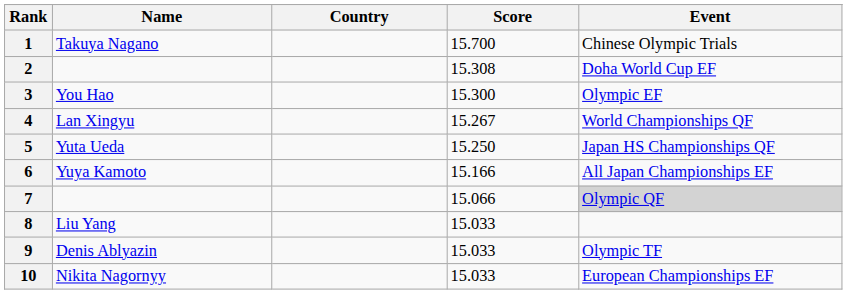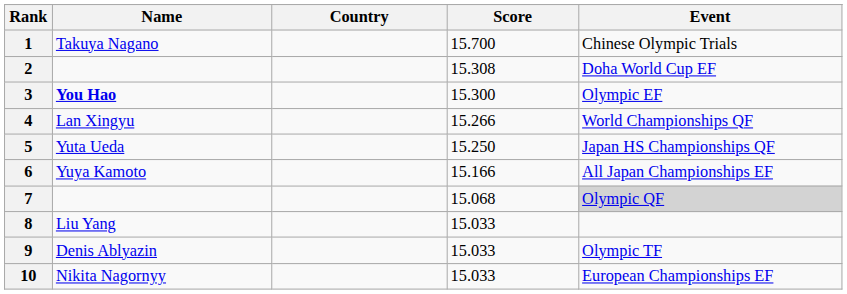(85, 95) normal -> (86, 95) bold
(473, 120) 15.267 -> (473, 120) 15.266
(473, 198) 15.066 -> (473, 198) 15.068
